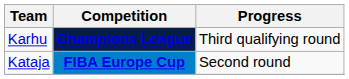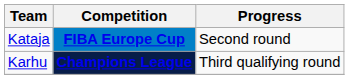rows swapped: (27, 39) <-> (29, 62)
